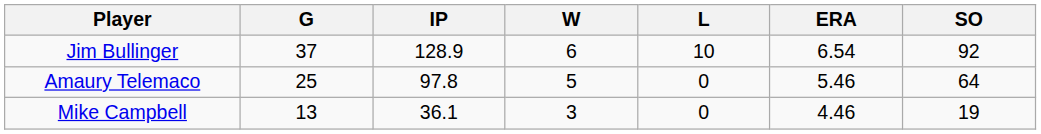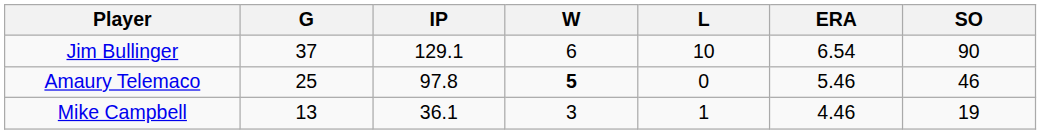(439, 50) 128.9 -> (439, 50) 129.1
(969, 50) 92 -> (969, 50) 90
(571, 81) normal -> (571, 81) bold
(969, 81) 64 -> (969, 81) 46
(704, 112) 0 -> (704, 112) 1
